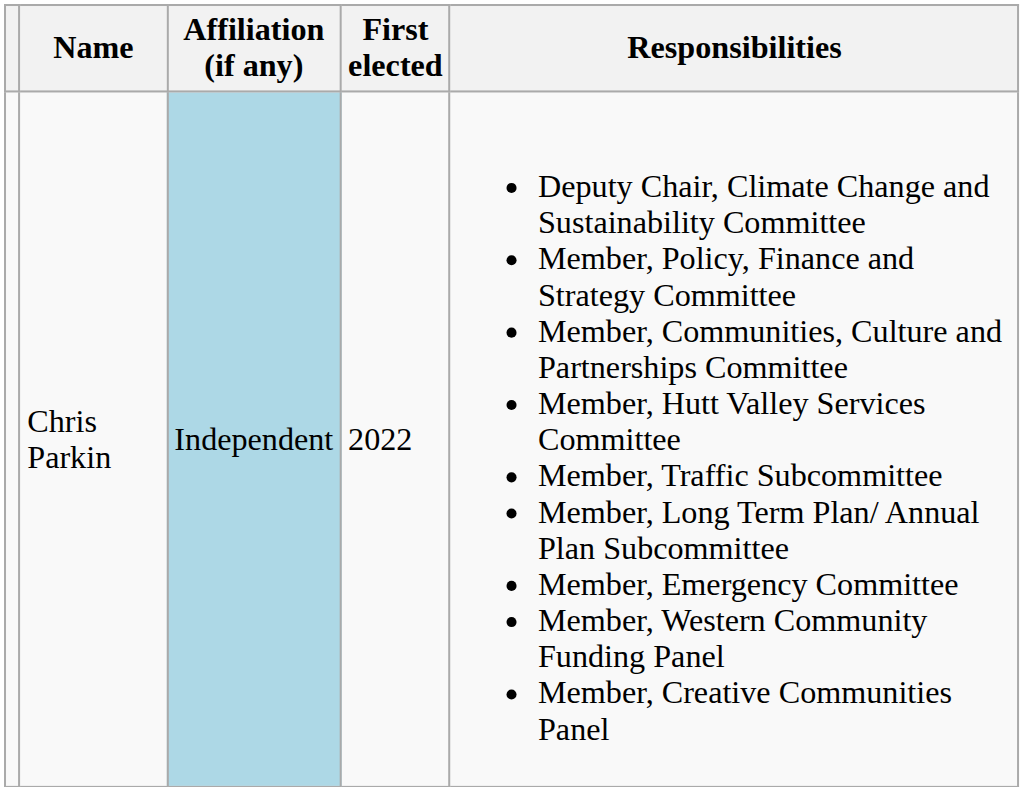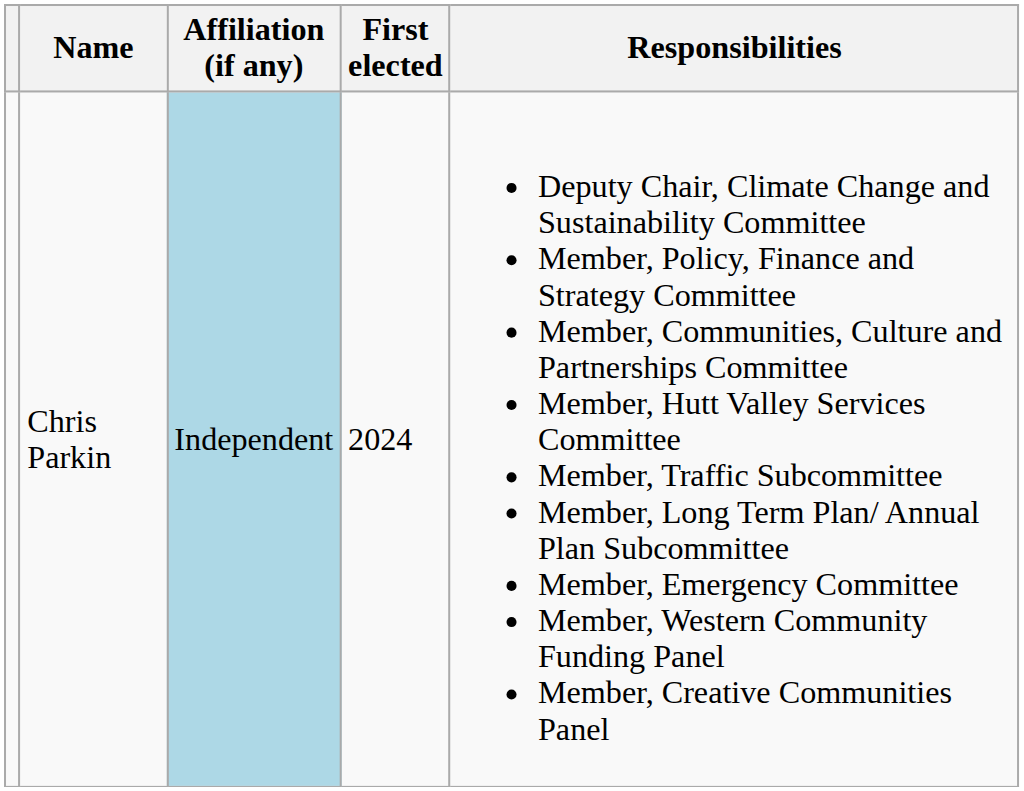(380, 438) 2022 -> (380, 438) 2024
